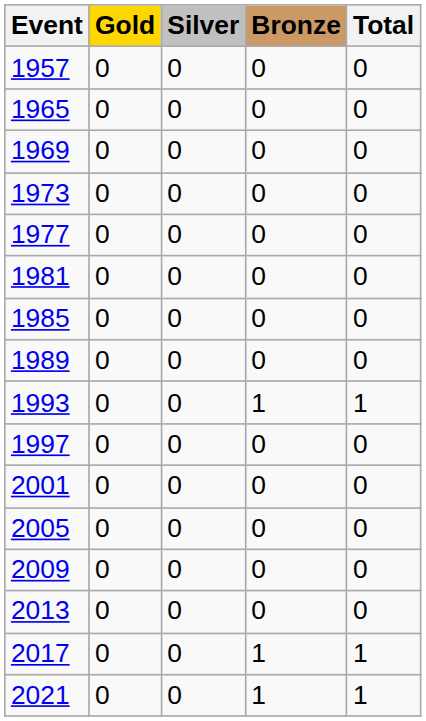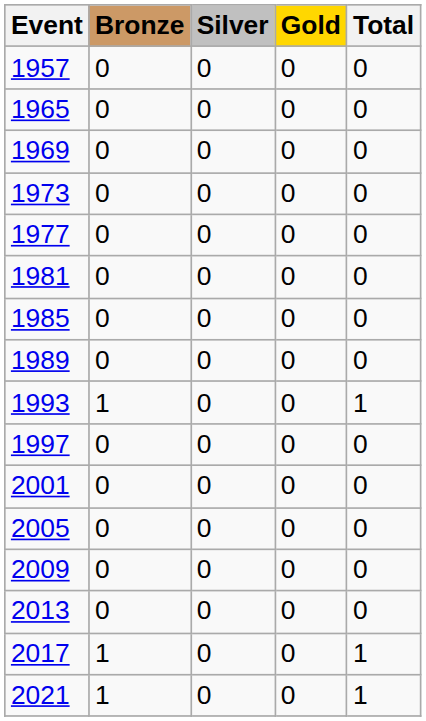columns swapped: (125, 25) <-> (296, 25)
